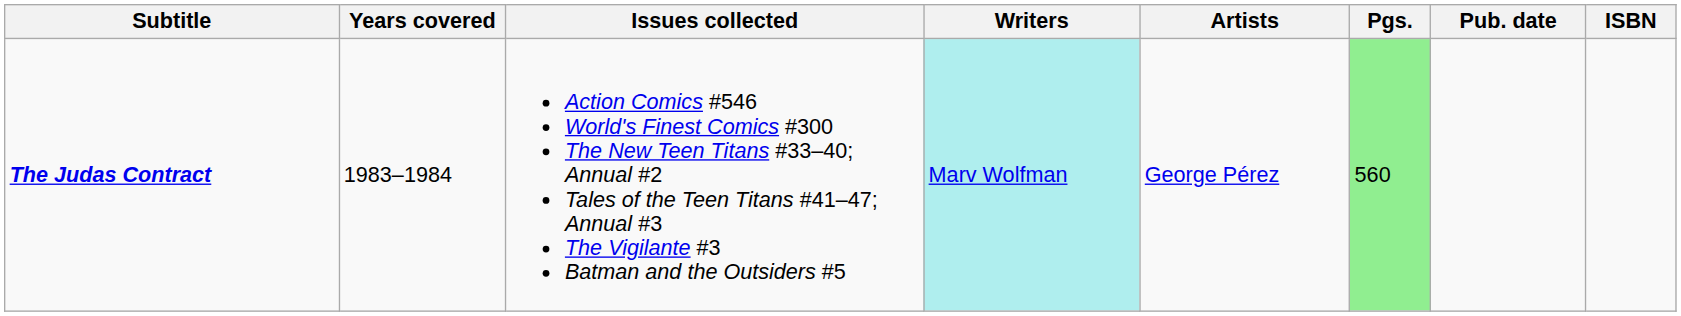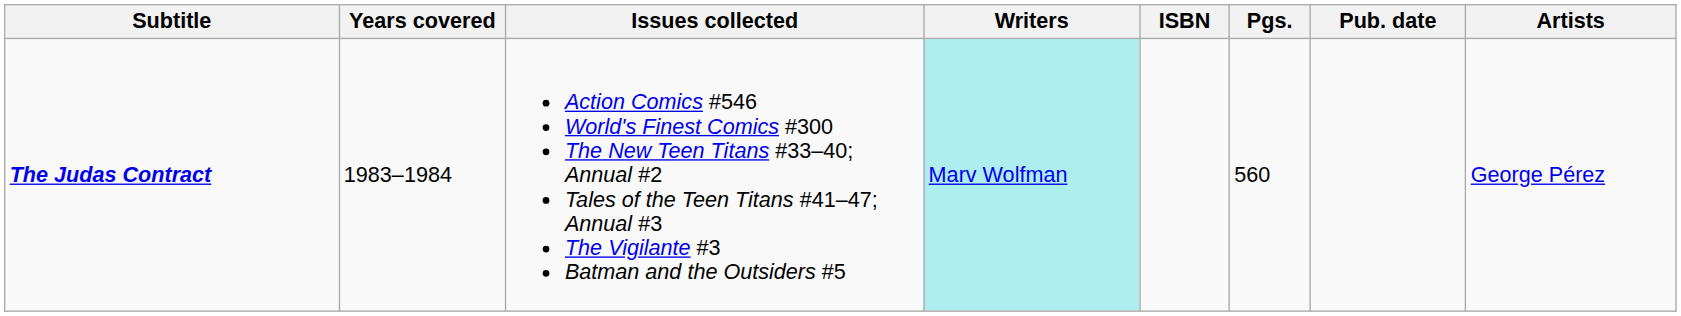columns swapped: (1245, 21) <-> (1631, 21)
(1373, 174) lightgreen background -> (1252, 174) no background
